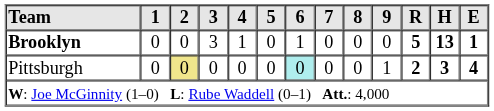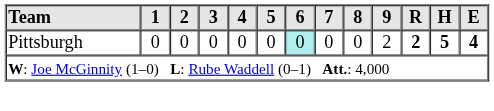- row: (44, 42)
(184, 67) khaki background -> (184, 42) no background
(387, 67) 1 -> (387, 42) 2
(445, 67) 3 -> (445, 42) 5
